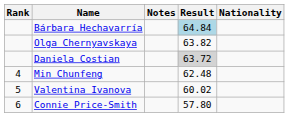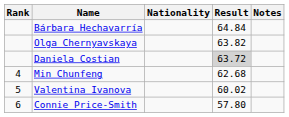columns swapped: (250, 12) <-> (161, 12)
(197, 28) lightblue background -> (232, 28) no background
(197, 74) 62.48 -> (232, 74) 62.68
